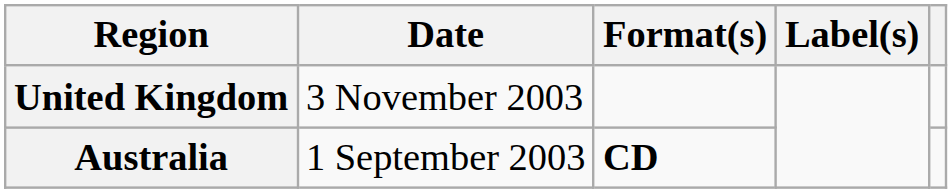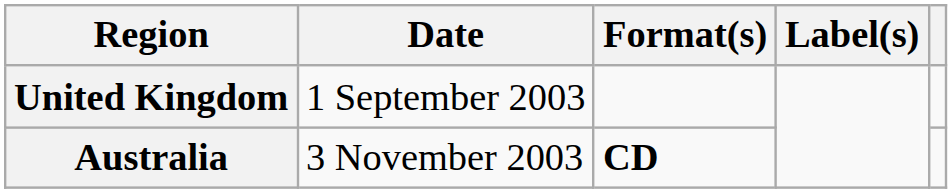(445, 95) 3 November 2003 -> (446, 95) 1 September 2003
(446, 156) 1 September 2003 -> (445, 156) 3 November 2003
